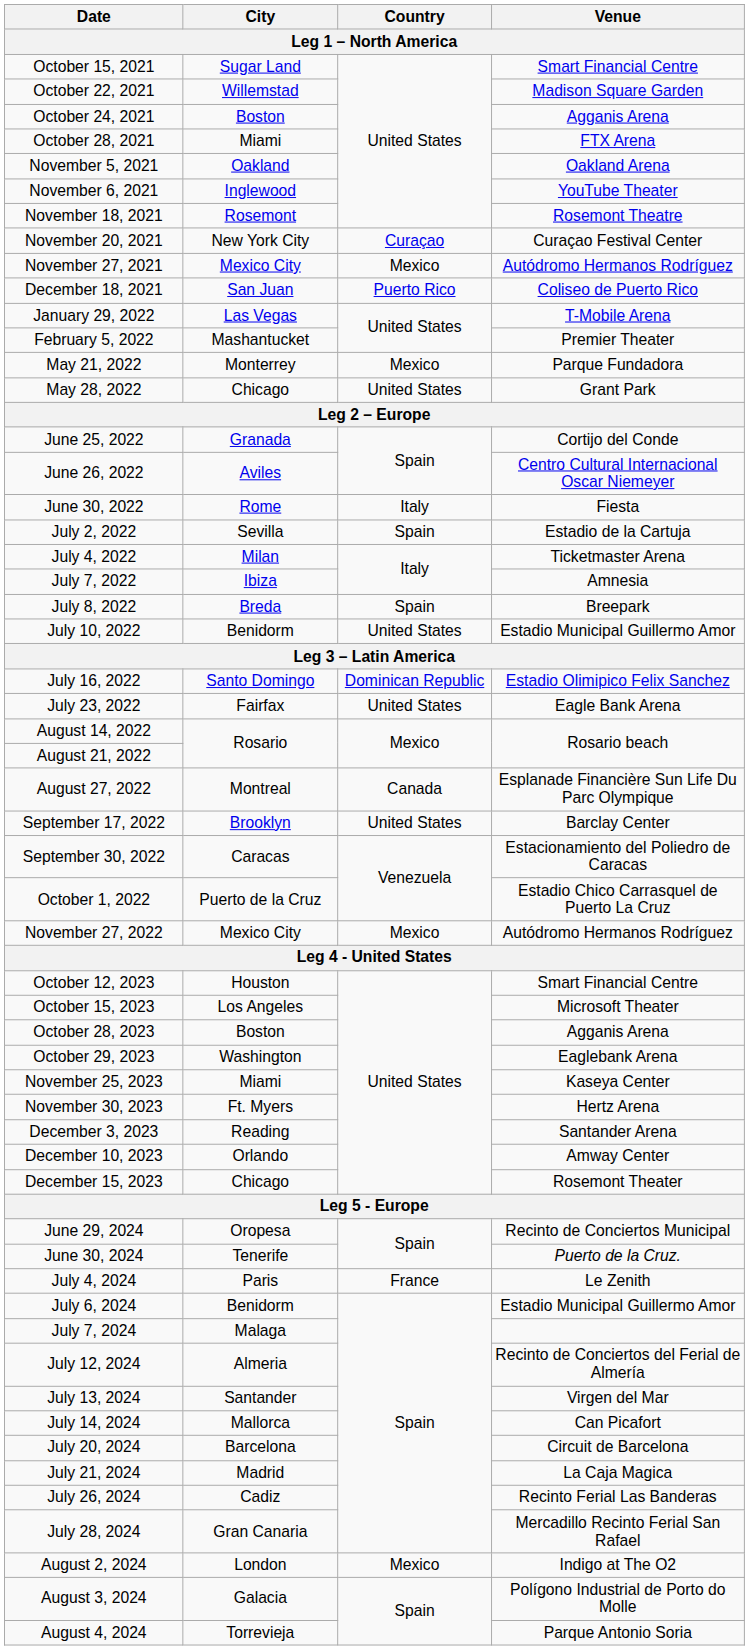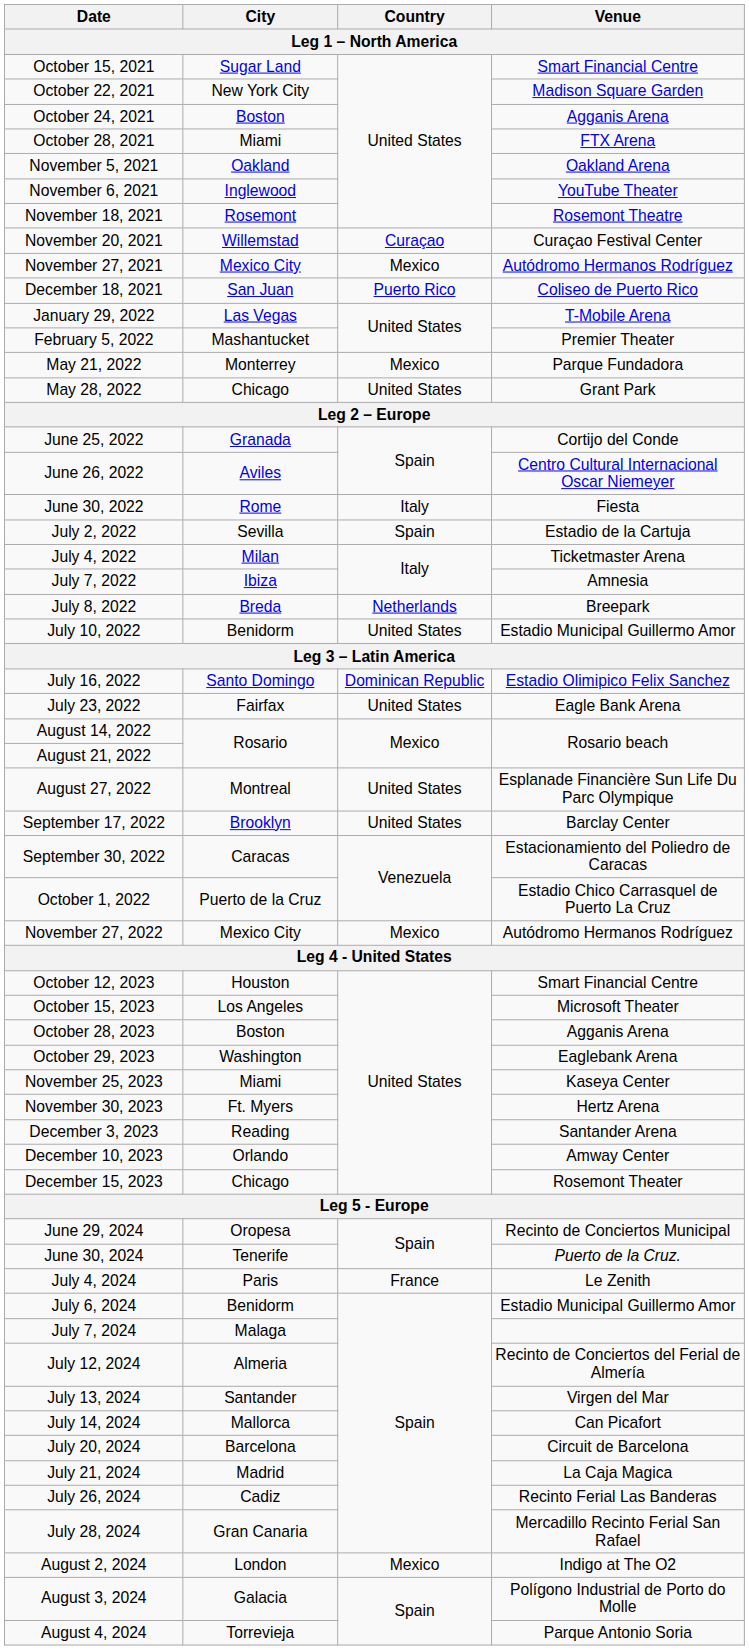(260, 91) Willemstad -> (260, 91) New York City
(260, 240) New York City -> (260, 240) Willemstad
(415, 606) Spain -> (415, 606) Netherlands
(415, 789) Canada -> (415, 789) United States
